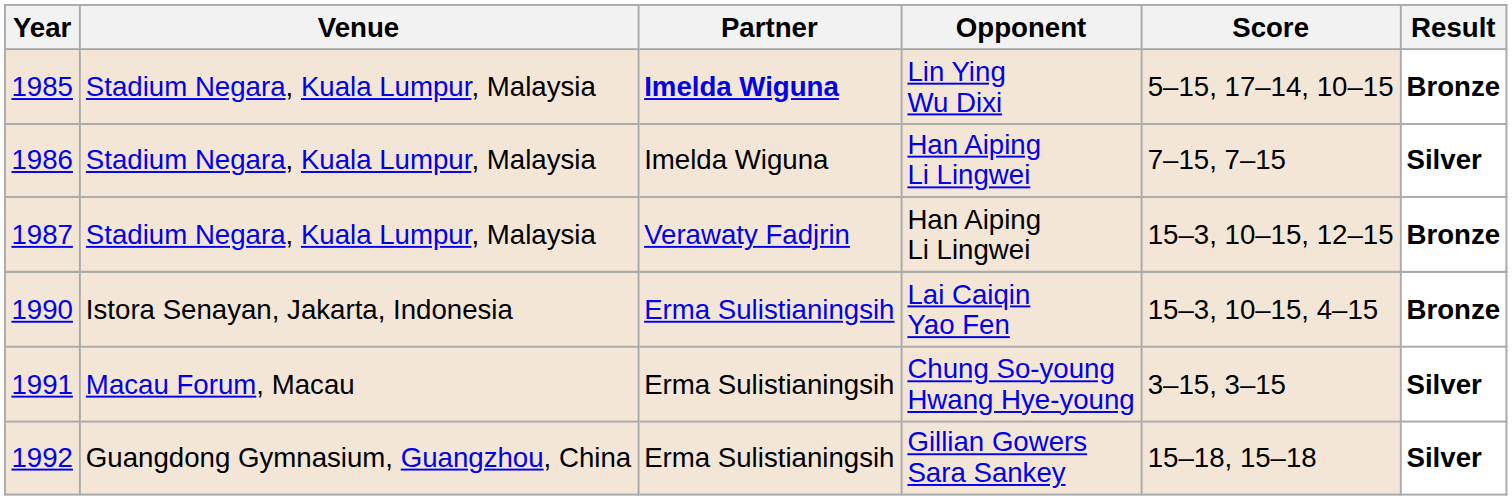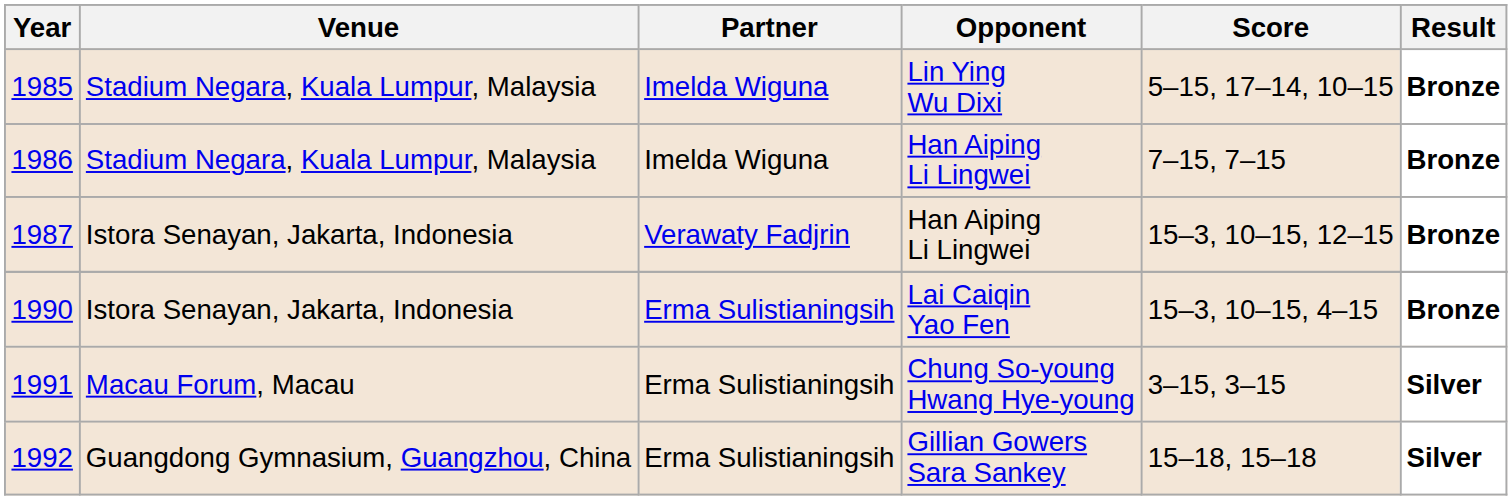(742, 86) bold -> (736, 86) normal
(1444, 161) Silver -> (1453, 161) Bronze
(341, 235) Stadium Negara, Kuala Lumpur, Malaysia -> (299, 235) Istora Senayan, Jakarta, Indonesia
